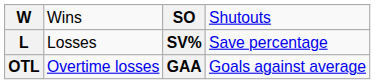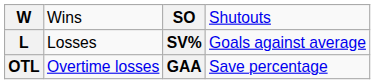(268, 42) Save percentage -> (287, 42) Goals against average
(287, 67) Goals against average -> (268, 67) Save percentage
